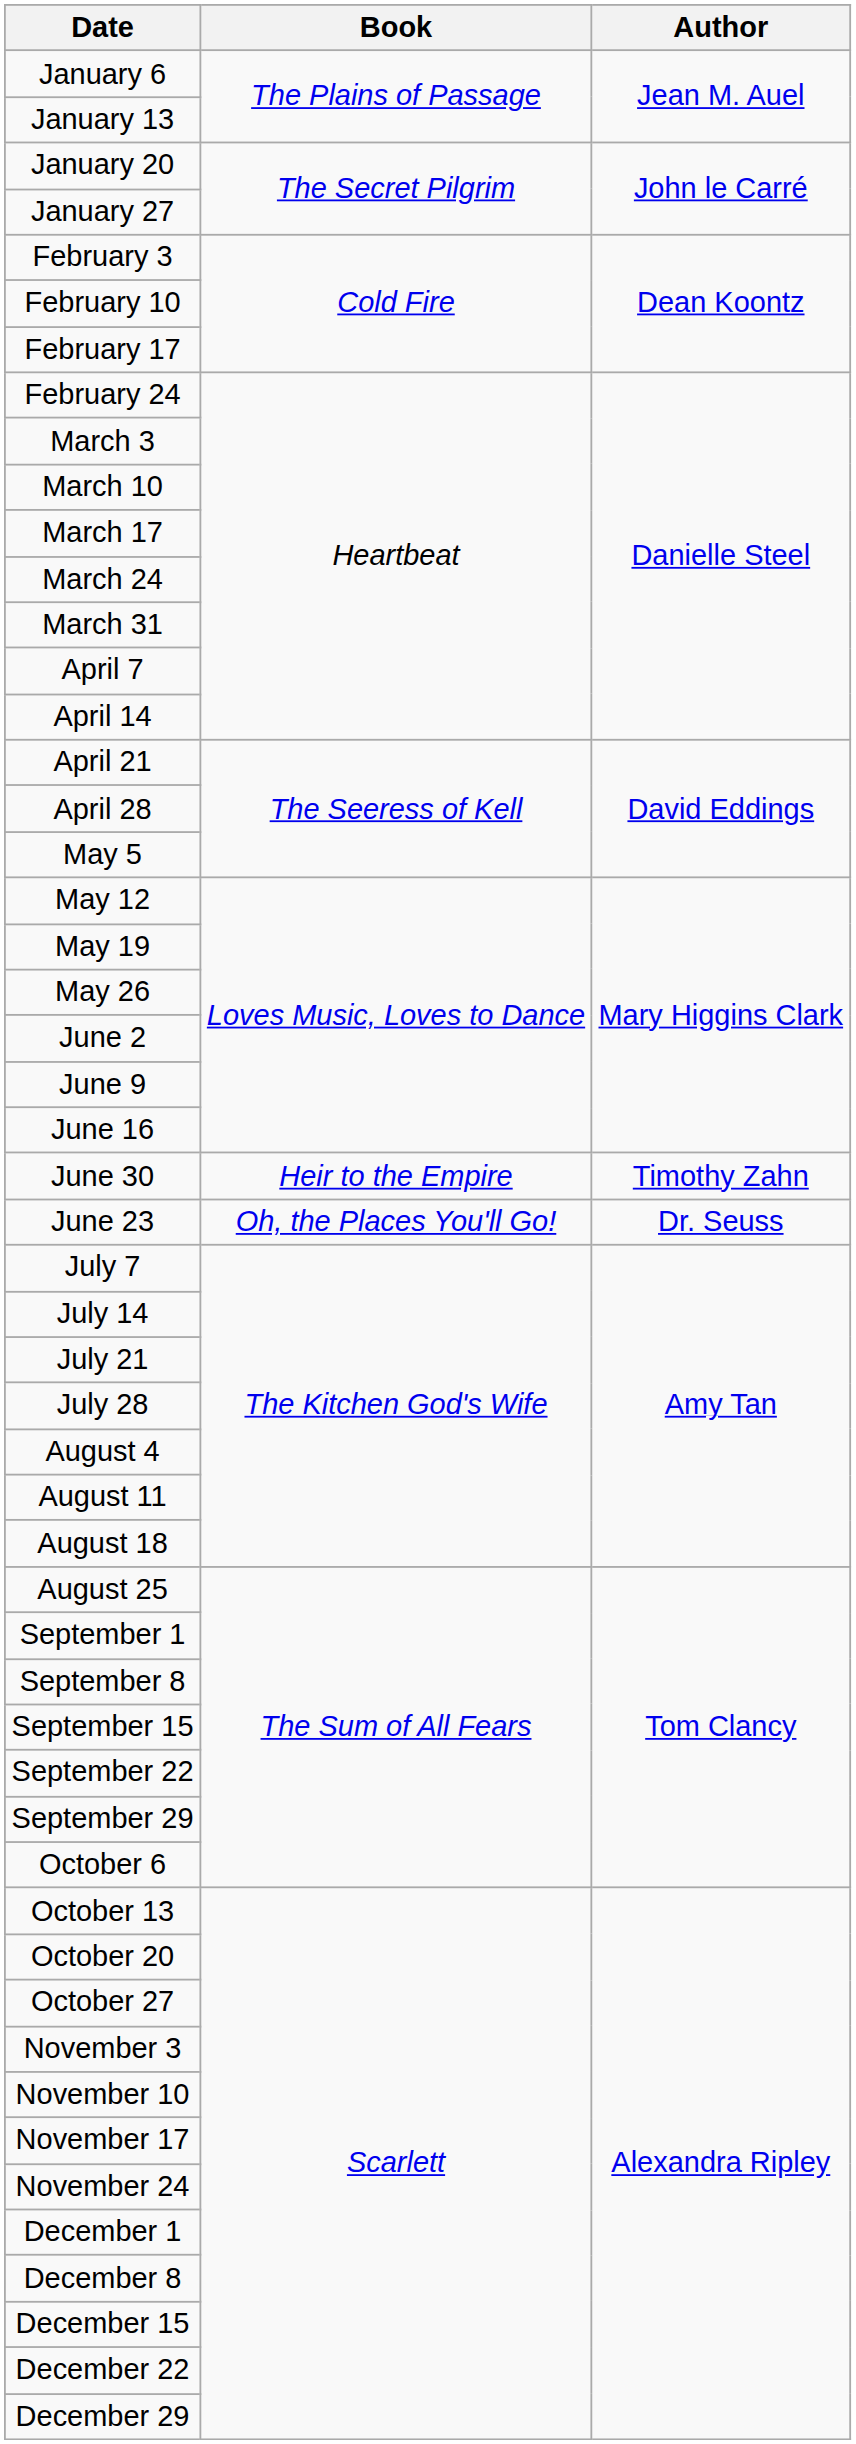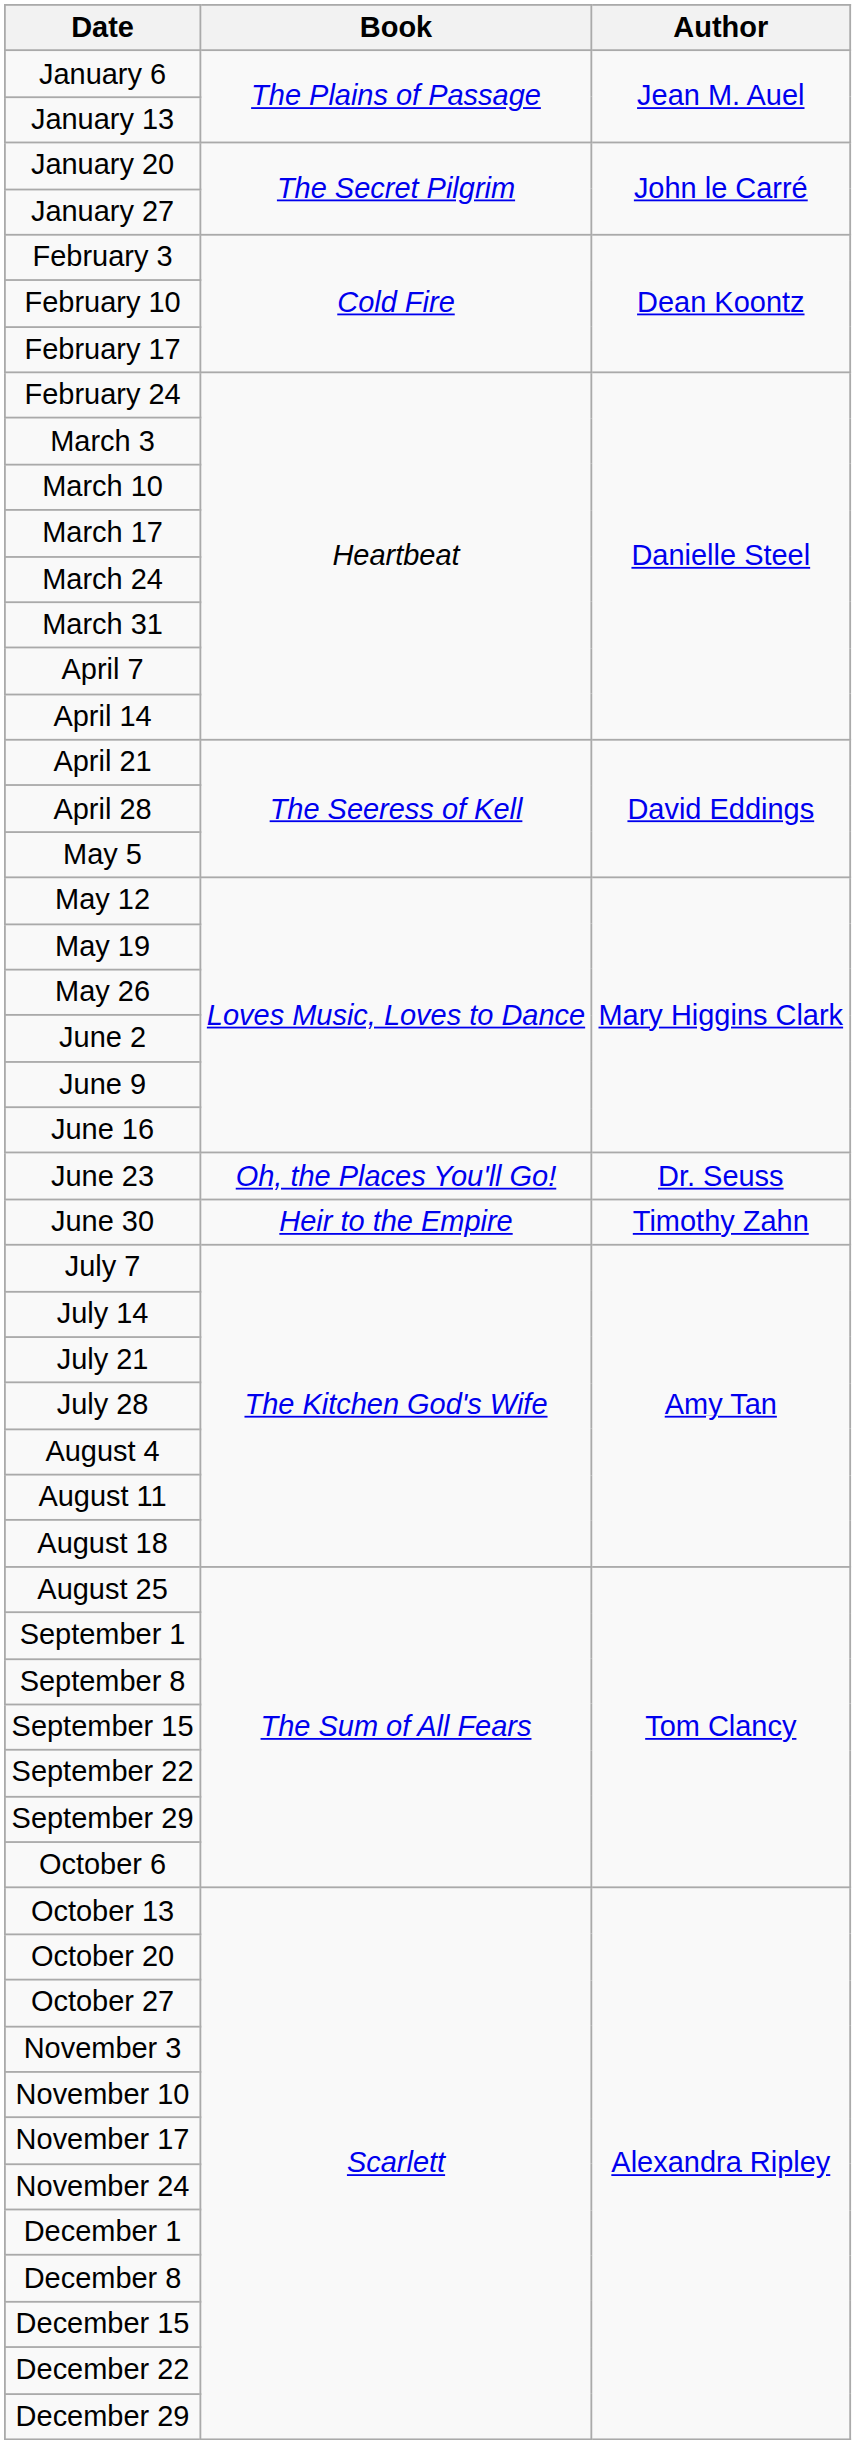rows swapped: (103, 1221) <-> (103, 1175)
